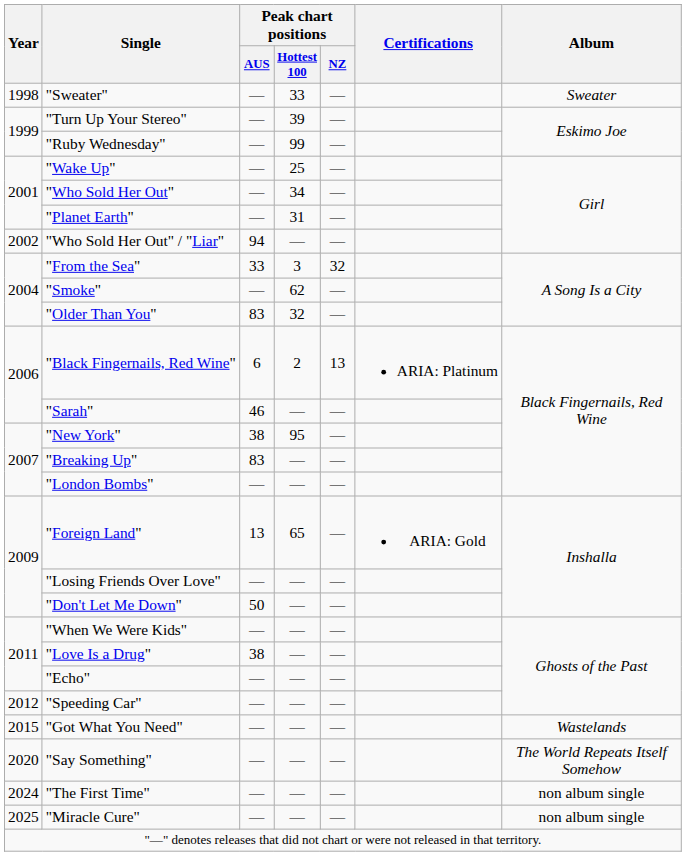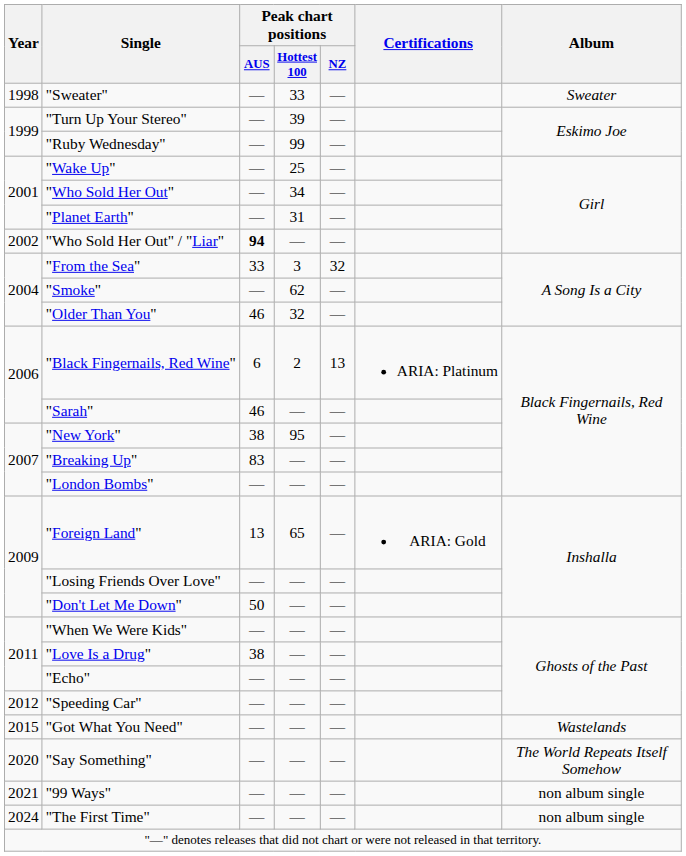(257, 241) normal -> (257, 241) bold
(257, 314) 83 -> (257, 314) 46
+ row: (78, 793)
- row: (93, 817)
